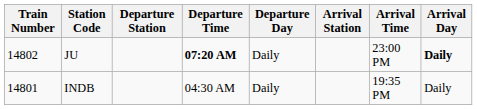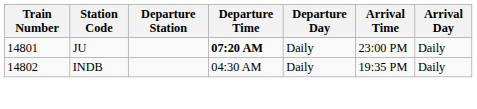- column: (342, 21)
(23, 54) 14802 -> (23, 47) 14801
(438, 54) bold -> (432, 47) normal
(23, 87) 14801 -> (23, 67) 14802
